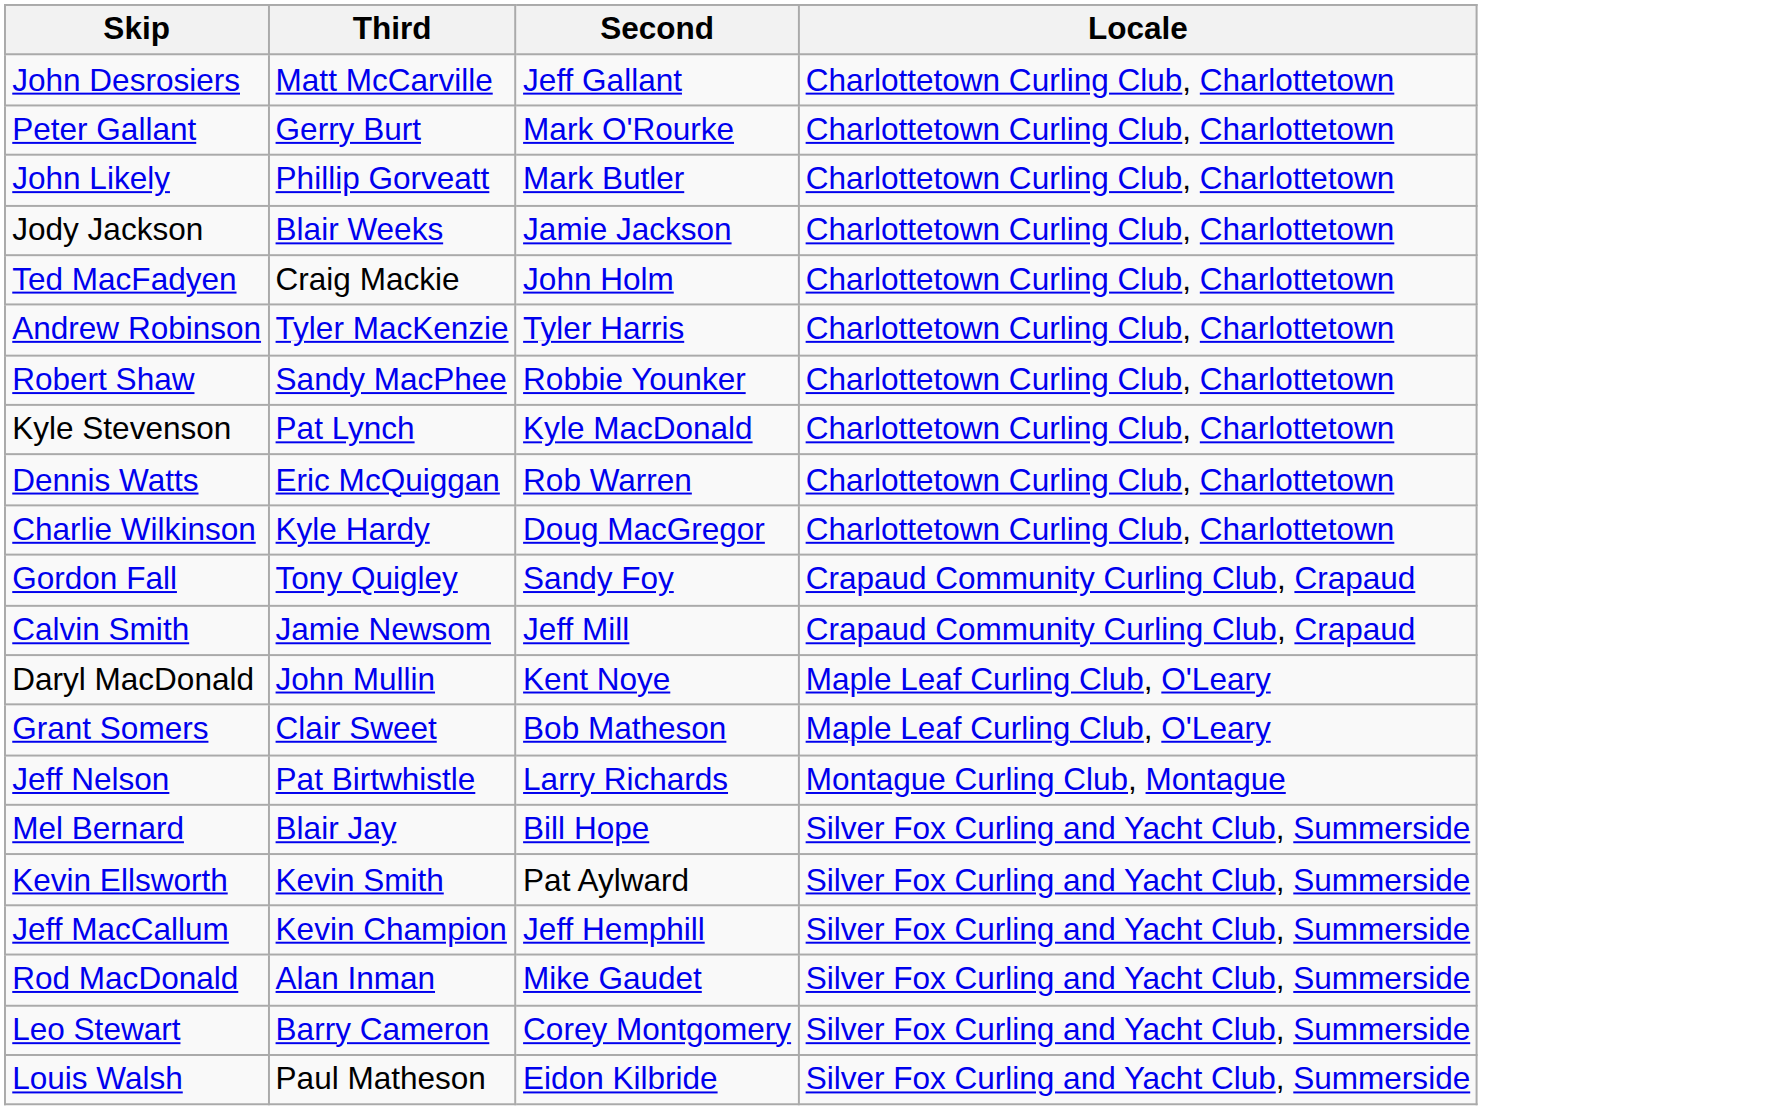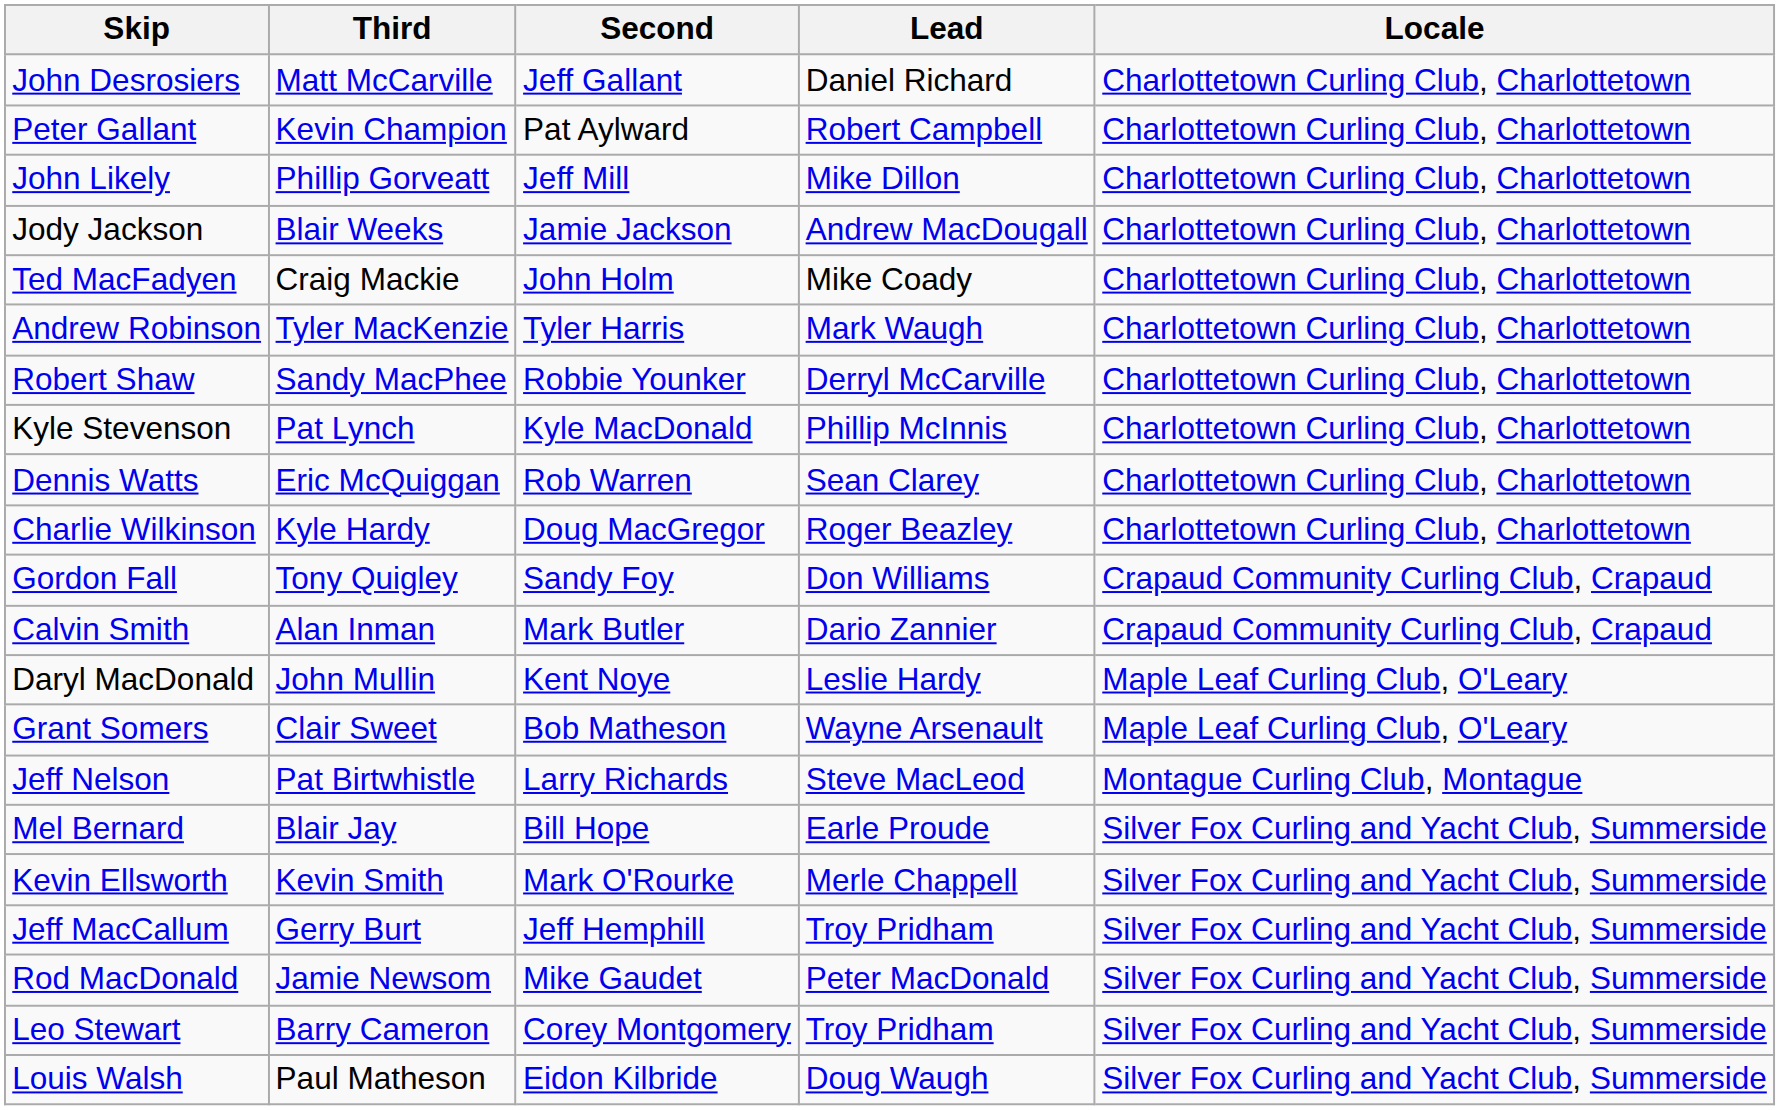+ column: (947, 29)
(348, 129) Gerry Burt -> (391, 129) Kevin Champion
(629, 129) Mark O'Rourke -> (606, 129) Pat Aylward
(604, 179) Mark Butler -> (576, 179) Jeff Mill
(383, 629) Jamie Newsom -> (355, 629) Alan Inman
(576, 629) Jeff Mill -> (604, 629) Mark Butler
(606, 879) Pat Aylward -> (629, 879) Mark O'Rourke
(391, 929) Kevin Champion -> (348, 929) Gerry Burt
(355, 979) Alan Inman -> (383, 979) Jamie Newsom
